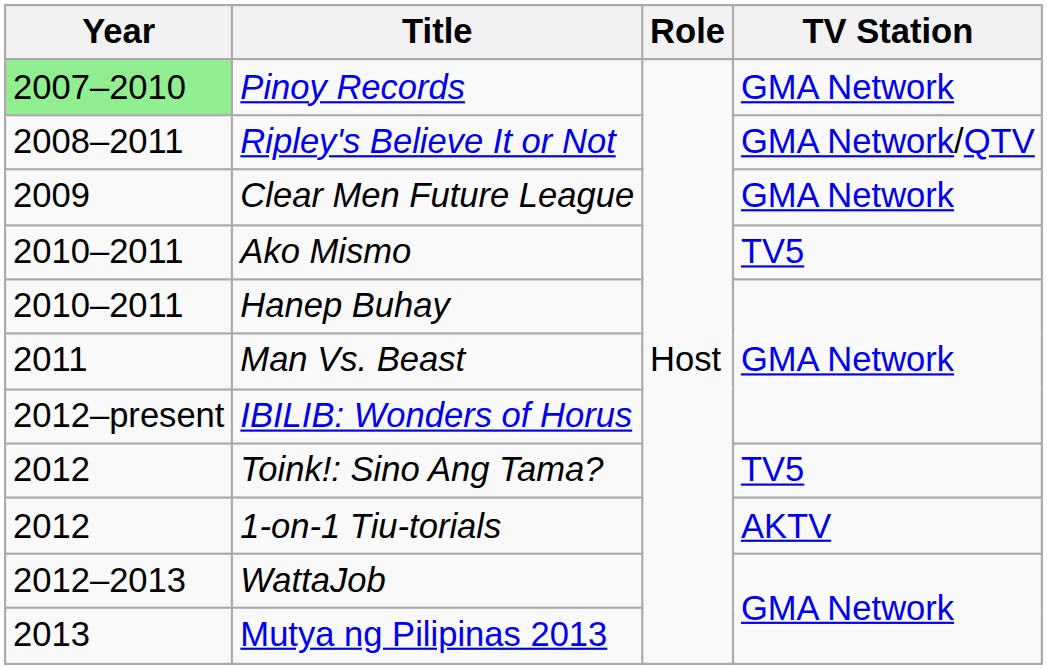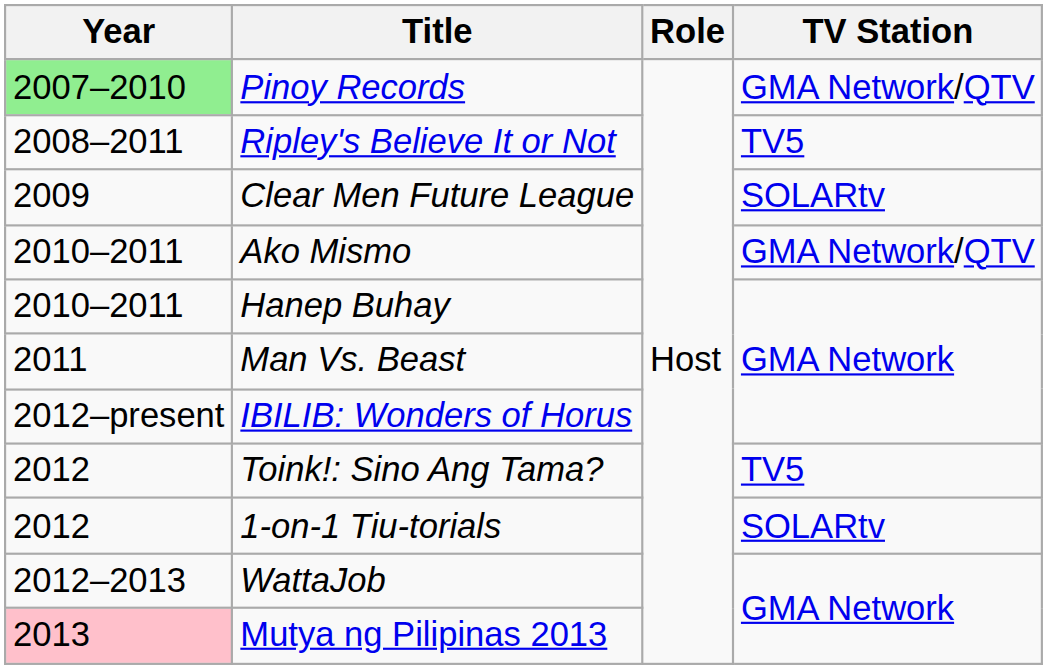(848, 86) GMA Network -> (888, 86) GMA Network/QTV
(888, 141) GMA Network/QTV -> (773, 141) TV5
(848, 196) GMA Network -> (813, 196) SOLARtv
(773, 251) TV5 -> (888, 251) GMA Network/QTV
(786, 525) AKTV -> (813, 525) SOLARtv
(51, 634) no background -> (51, 634) pink background
